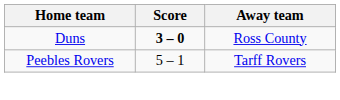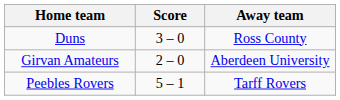(170, 38) bold -> (170, 38) normal
+ row: (70, 60)
